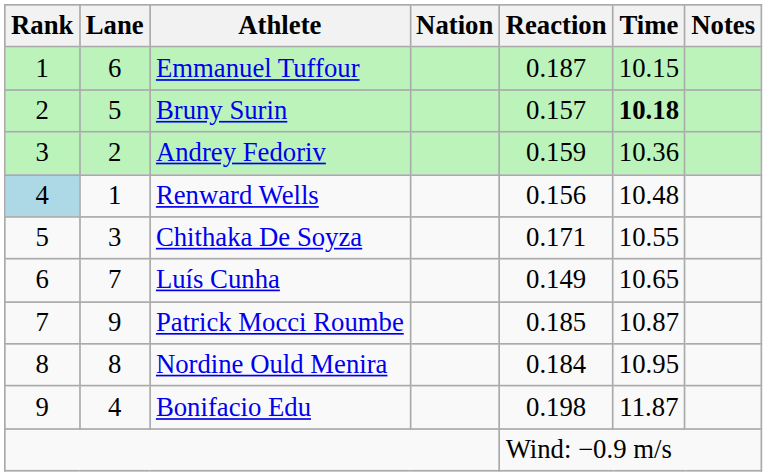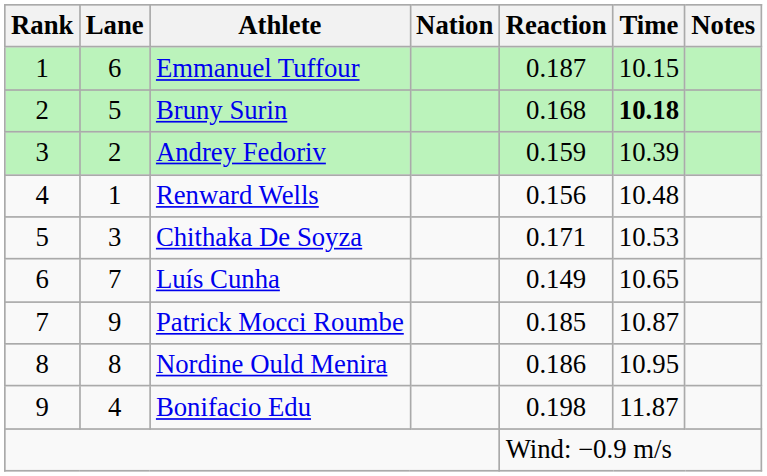(556, 110) 0.157 -> (556, 110) 0.168
(649, 152) 10.36 -> (649, 152) 10.39
(42, 195) lightblue background -> (42, 195) no background
(649, 237) 10.55 -> (649, 237) 10.53
(556, 364) 0.184 -> (556, 364) 0.186
